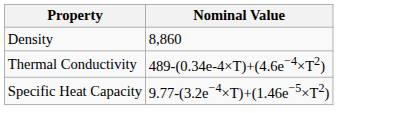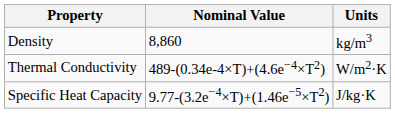+ column: (361, 16)
